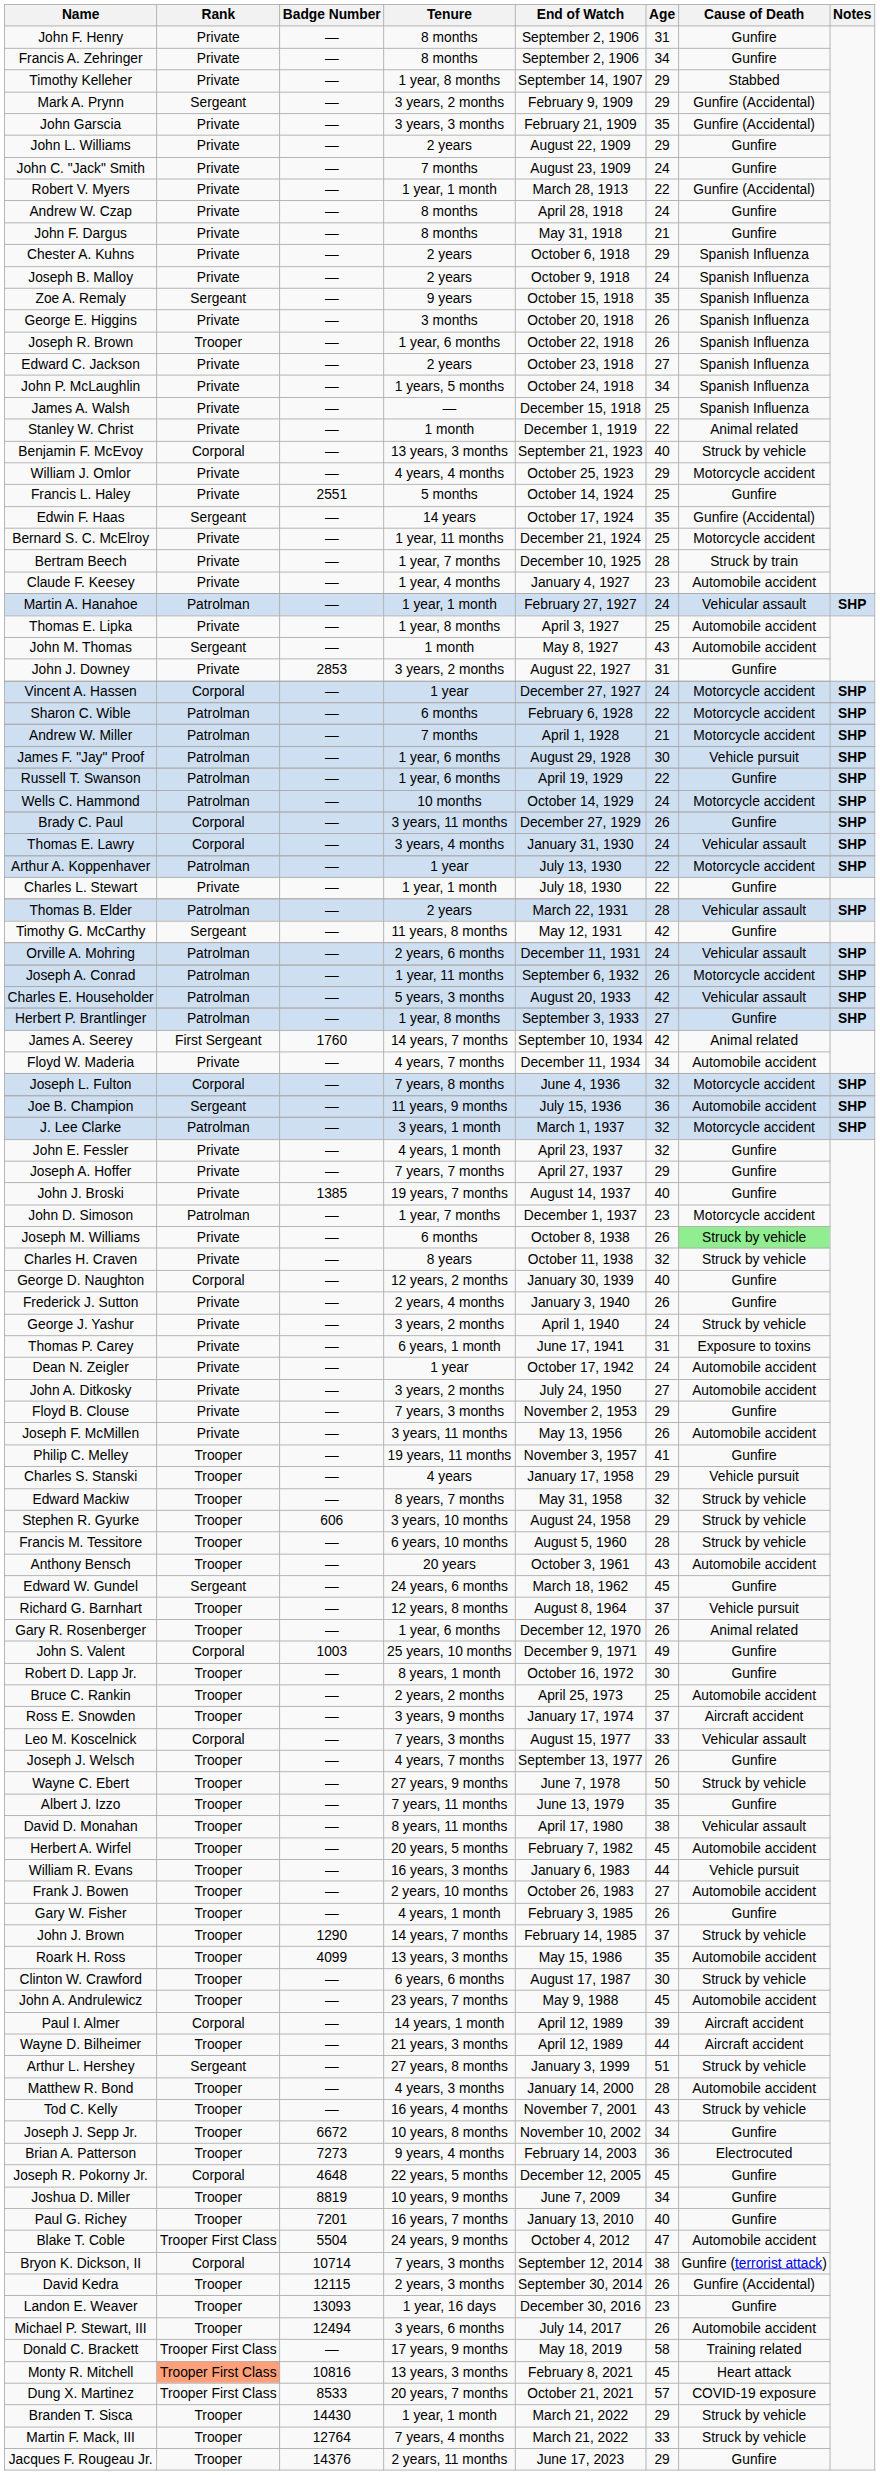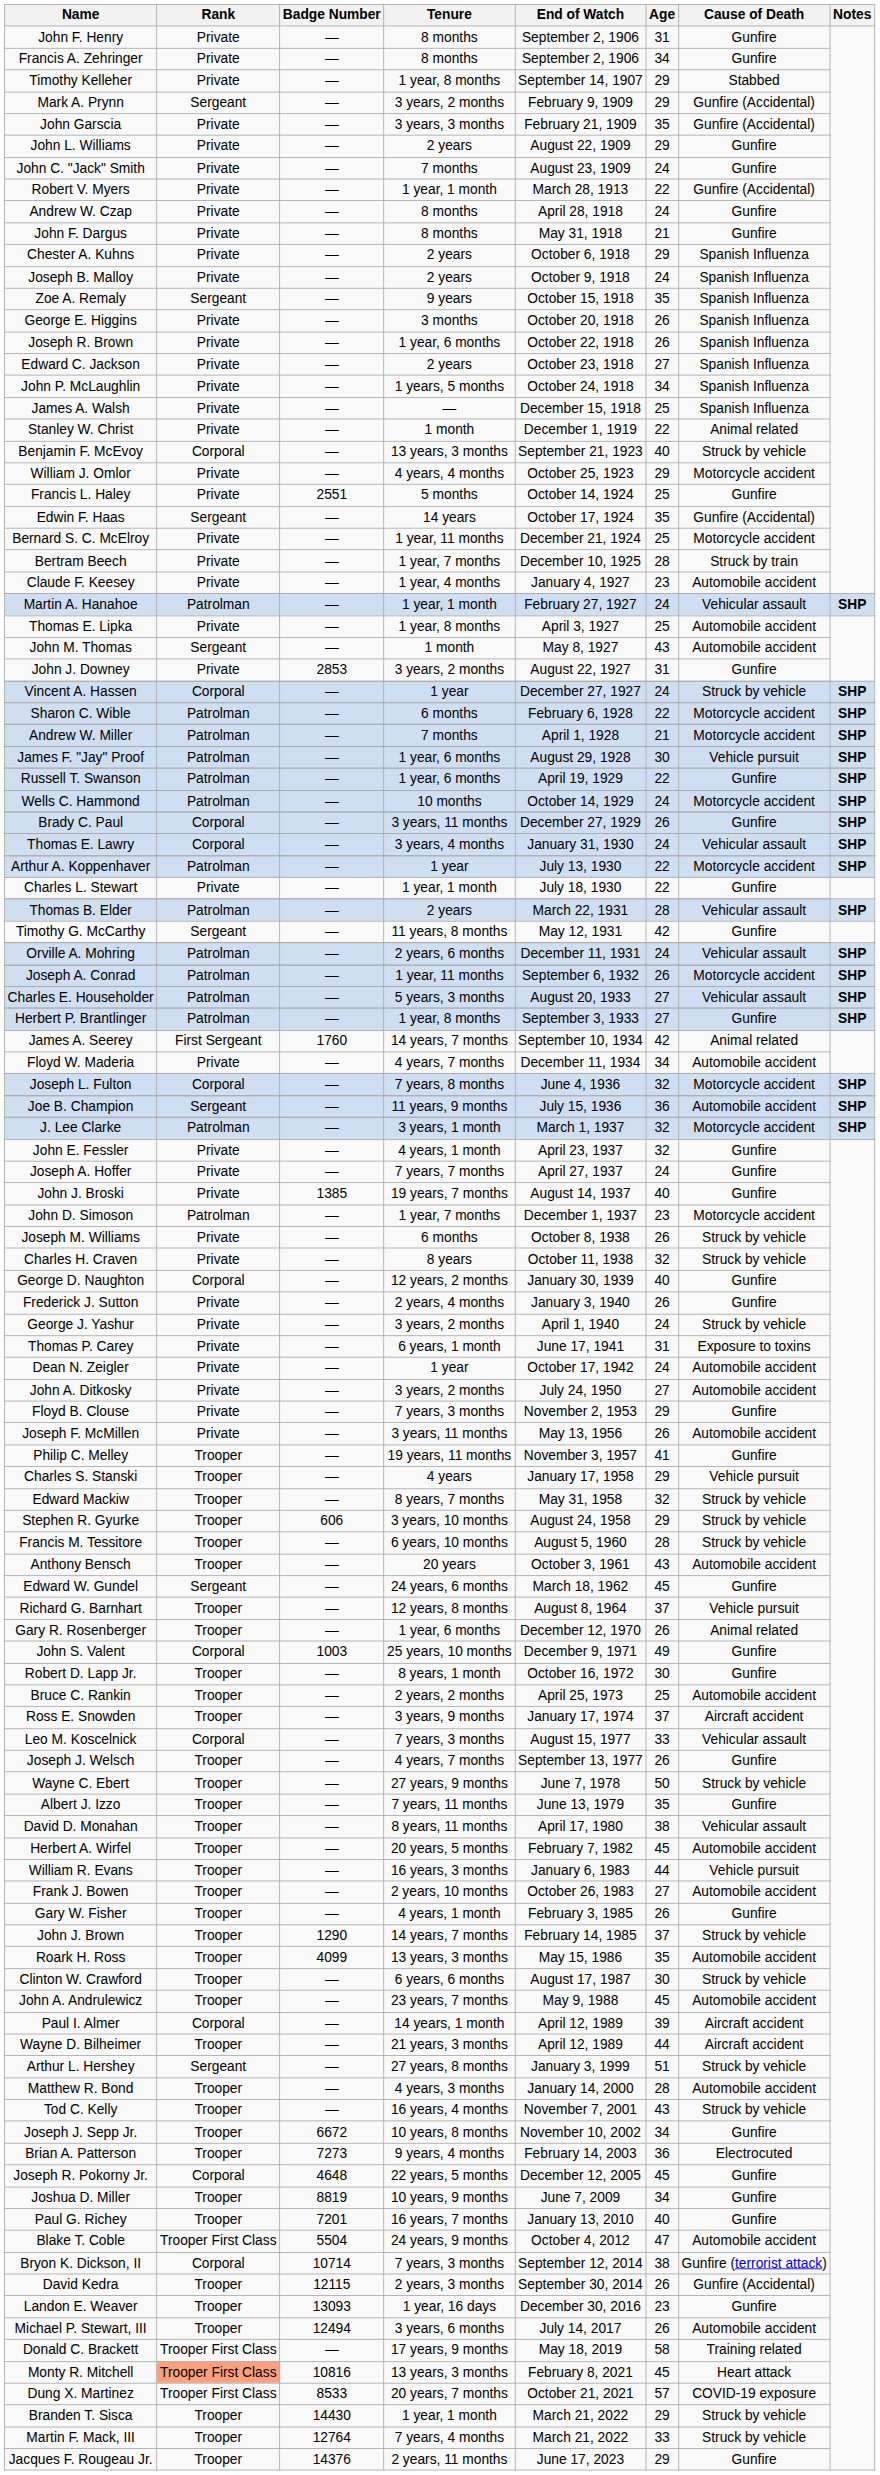(218, 342) Trooper -> (218, 342) Private
(754, 691) Motorcycle accident -> (754, 691) Struck by vehicle
(662, 997) 42 -> (662, 997) 27
(662, 1172) 29 -> (662, 1172) 24
(754, 1237) lightgreen background -> (754, 1237) no background
